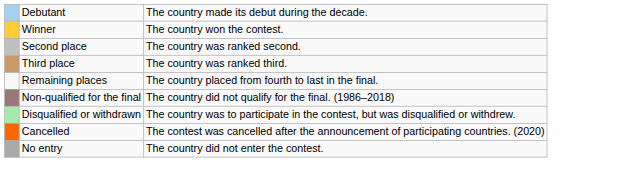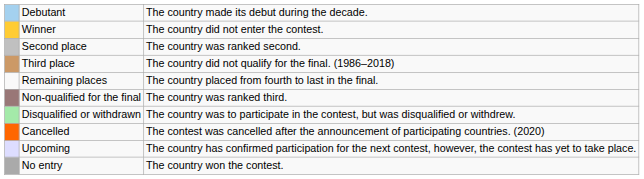(215, 30) The country won the contest. -> (235, 30) The country did not enter the contest.
(217, 64) The country was ranked third. -> (270, 64) The country did not qualify for the final. (1986–2018)
(270, 98) The country did not qualify for the final. (1986–2018) -> (217, 98) The country was ranked third.
+ row: (46, 149)
(235, 149) The country did not enter the contest. -> (215, 166) The country won the contest.
